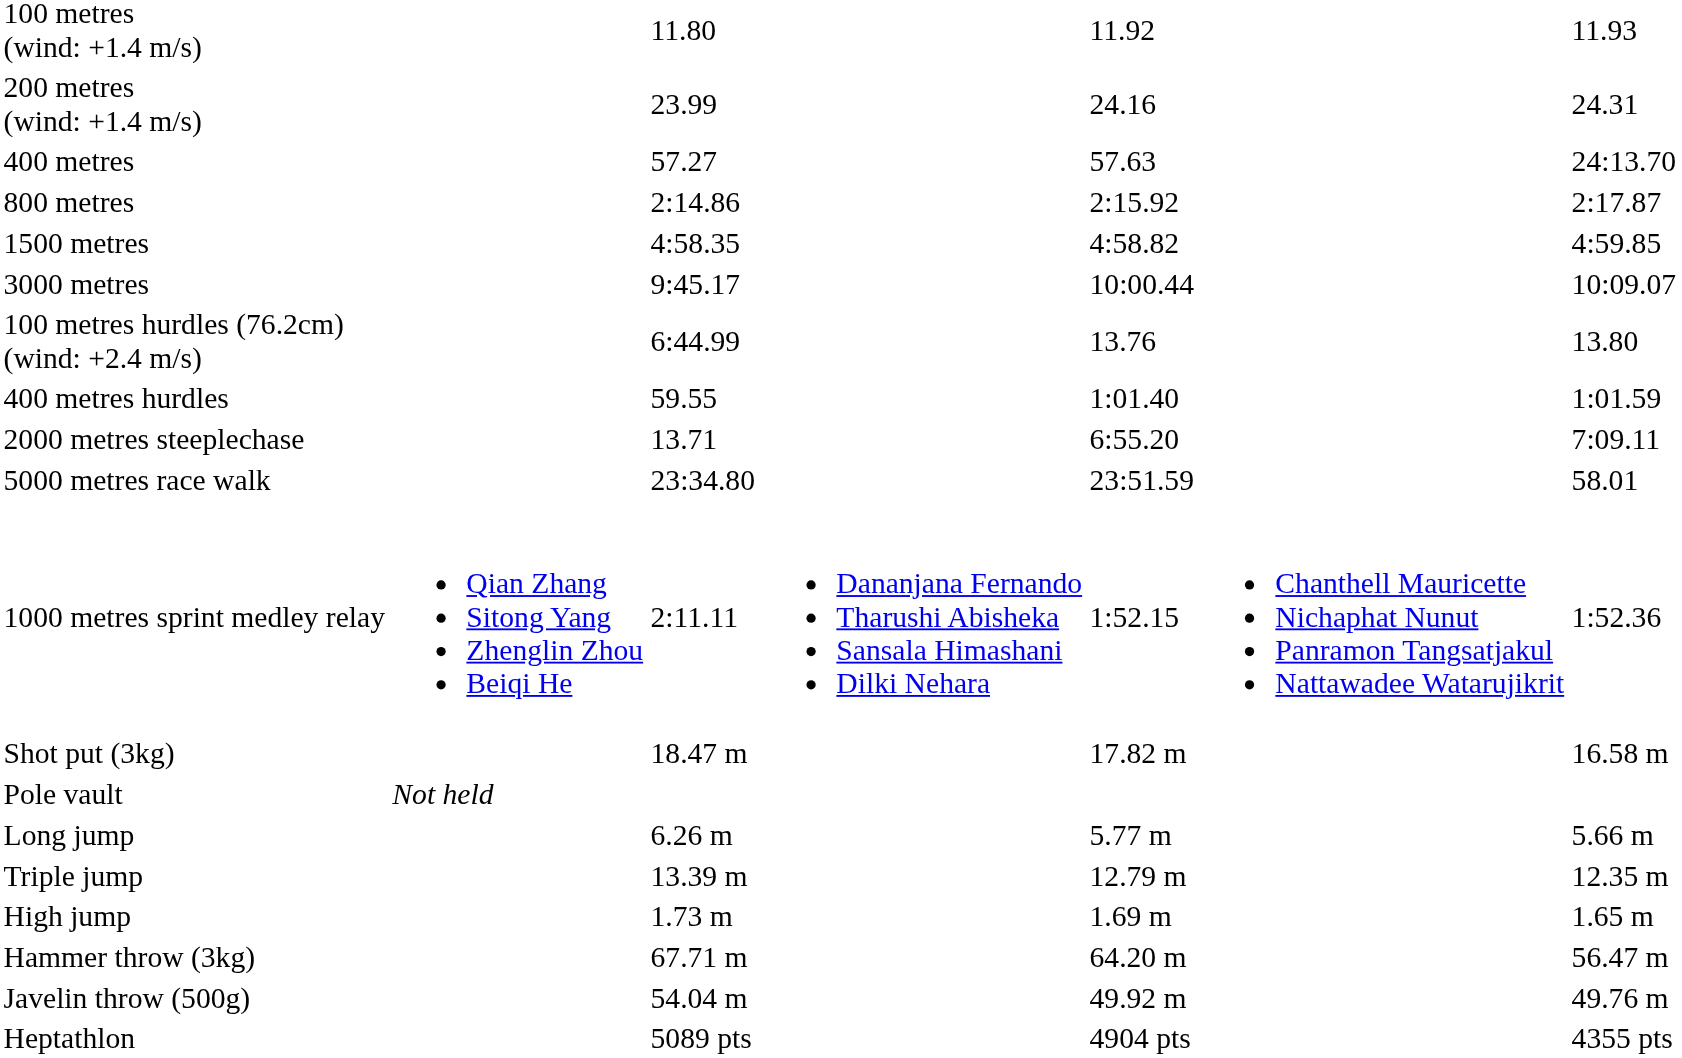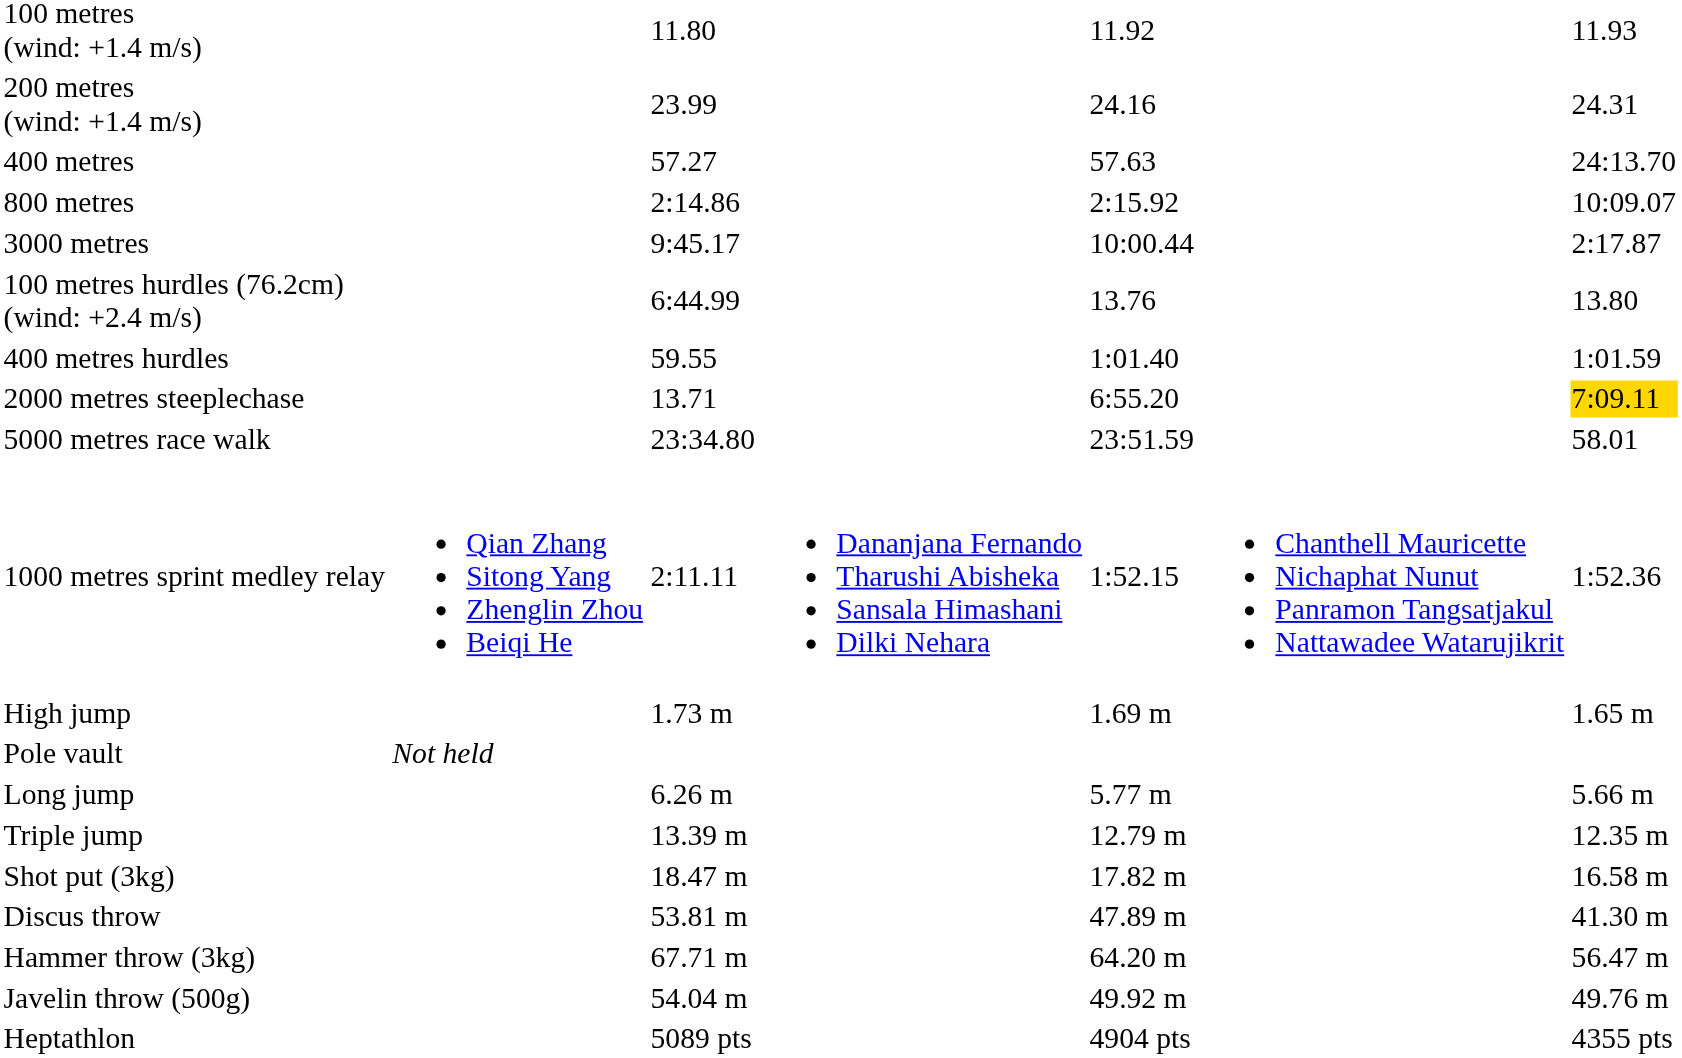(1616, 202) 2:17.87 -> (1624, 202) 10:09.07
- row: (76, 243)
(1624, 283) 10:09.07 -> (1616, 243) 2:17.87
(1616, 439) no background -> (1616, 398) gold background
rows swapped: (67, 916) <-> (89, 753)
+ row: (82, 916)
